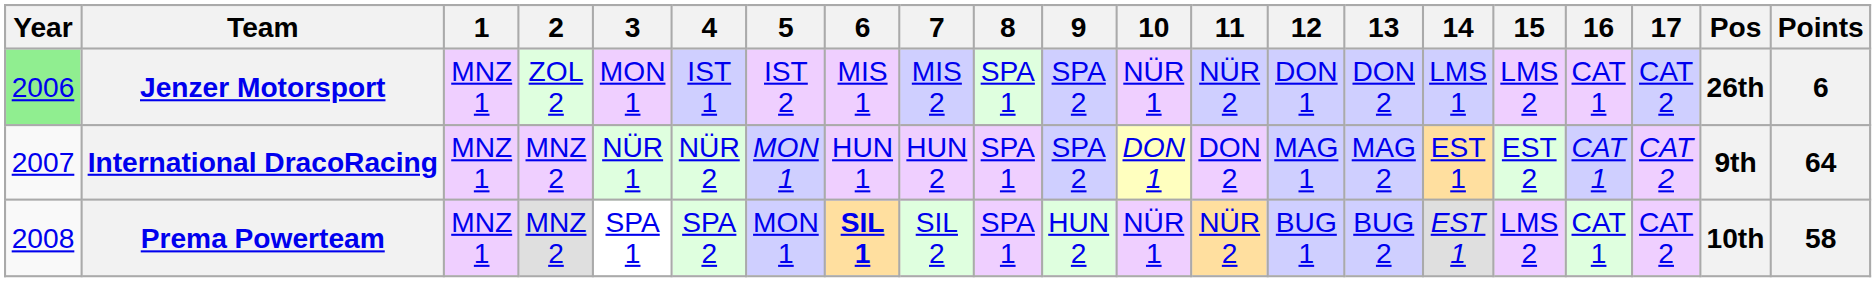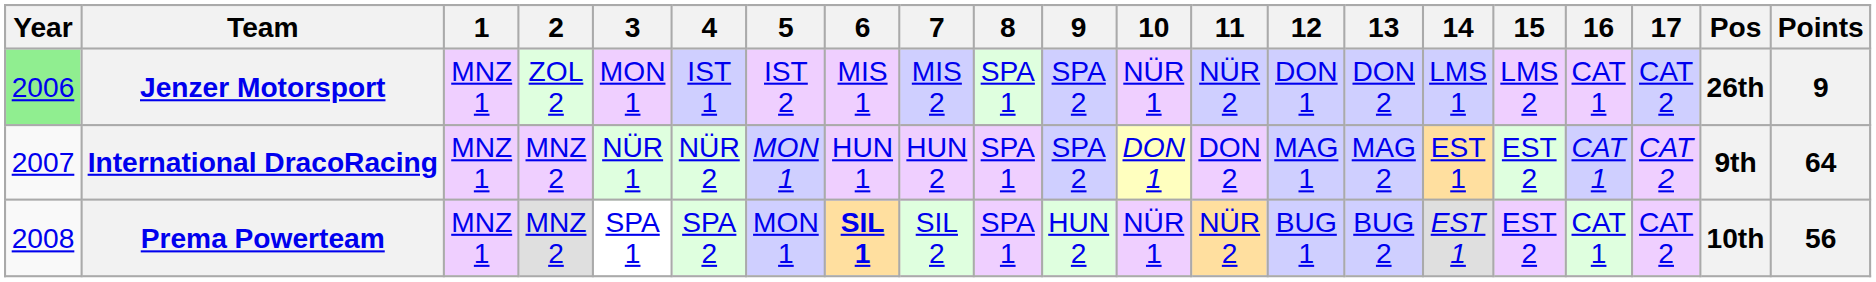(1821, 87) 6 -> (1821, 87) 9
(1529, 238) LMS 2 -> (1529, 238) EST 2
(1821, 238) 58 -> (1821, 238) 56
